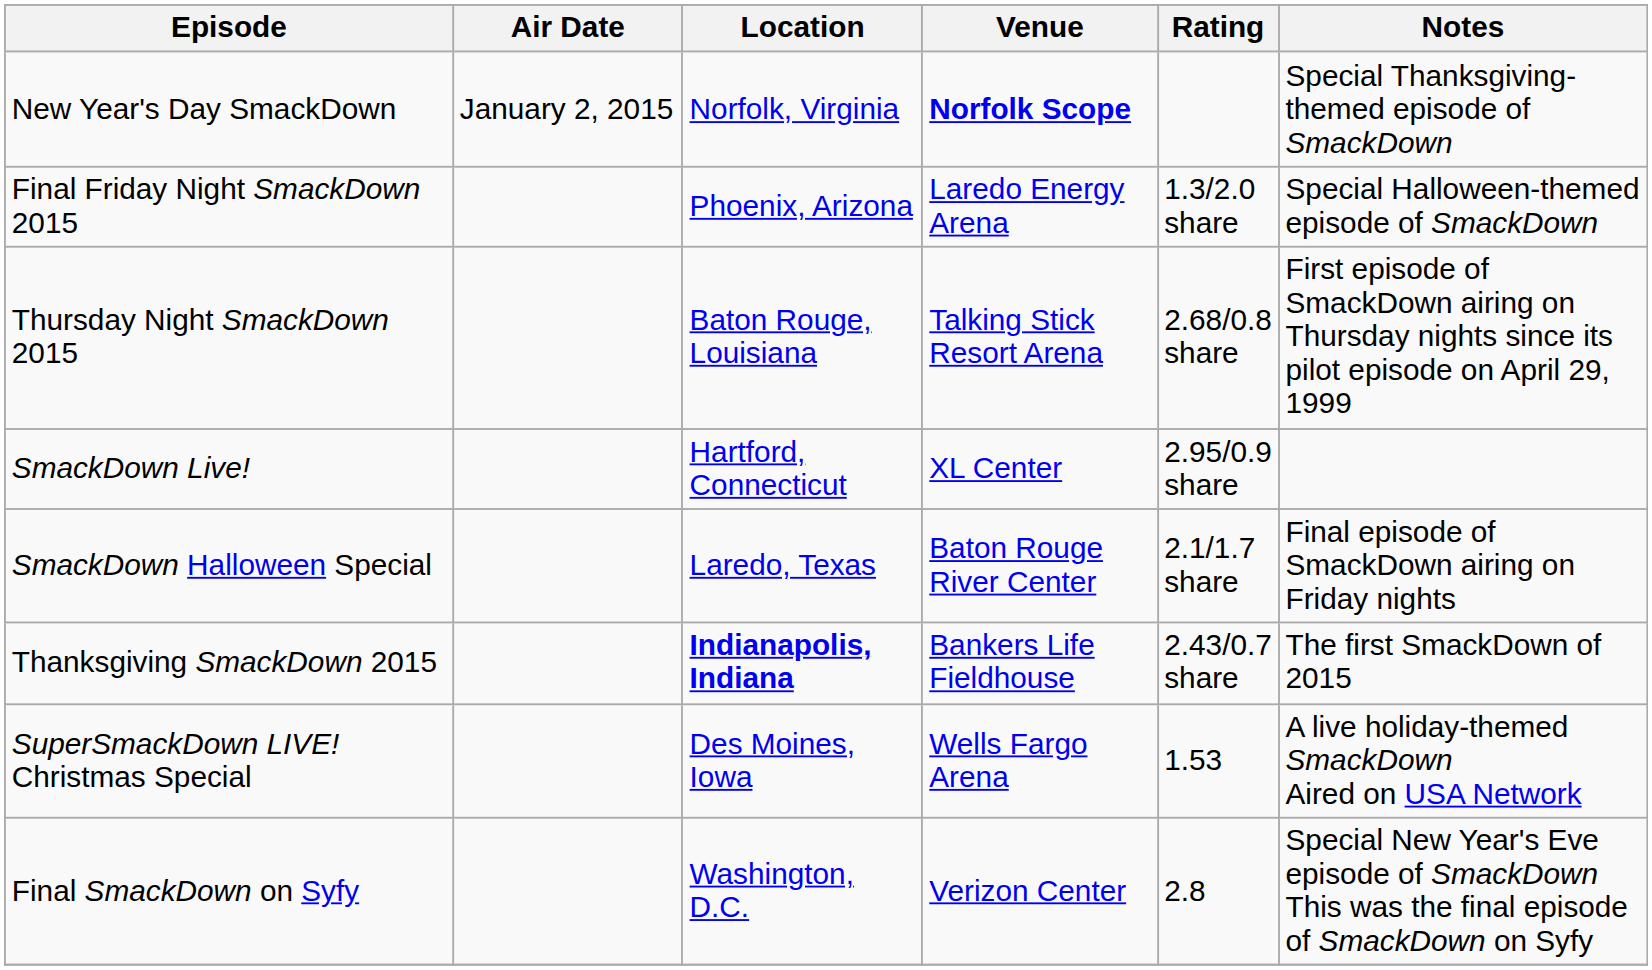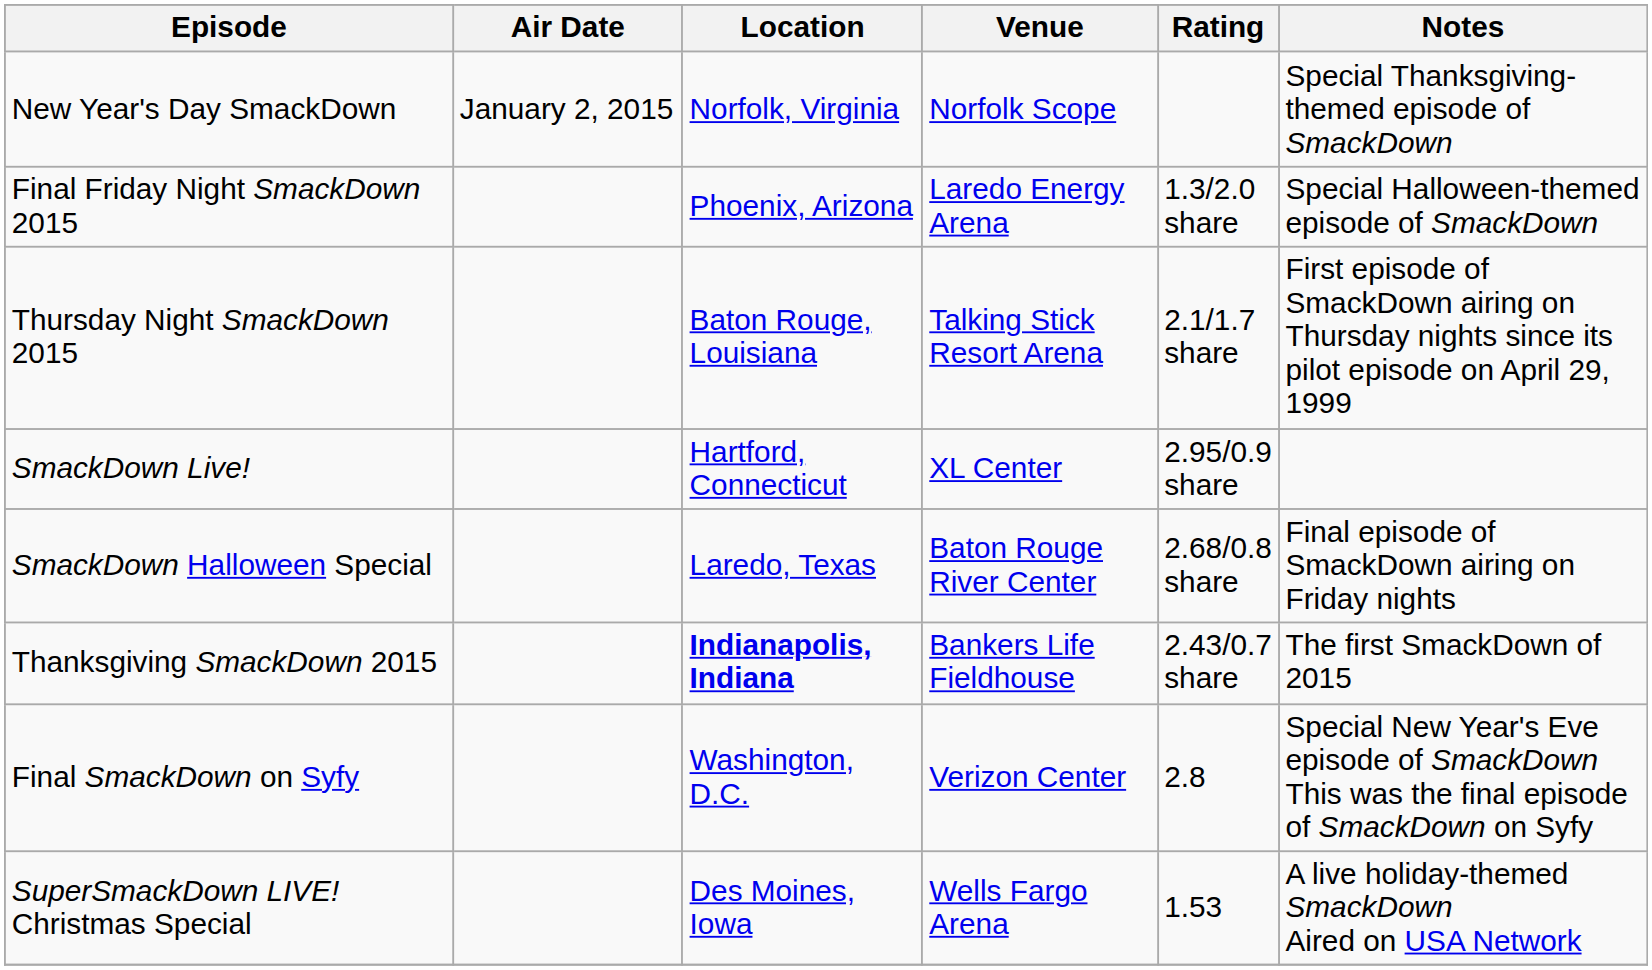(1030, 108) bold -> (1023, 108) normal
(1218, 337) 2.68/0.8 share -> (1210, 337) 2.1/1.7 share
(1210, 565) 2.1/1.7 share -> (1218, 565) 2.68/0.8 share
rows swapped: (176, 760) <-> (185, 891)
